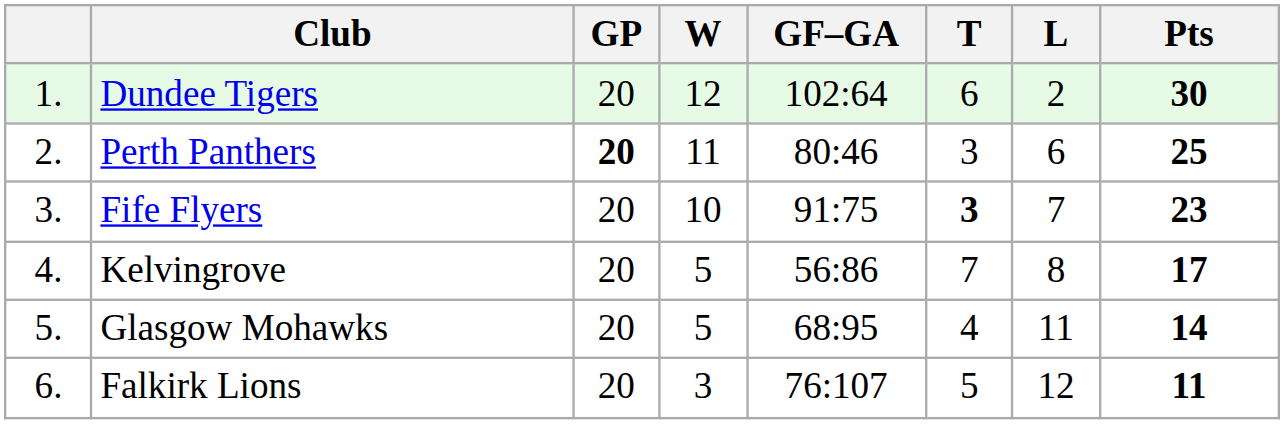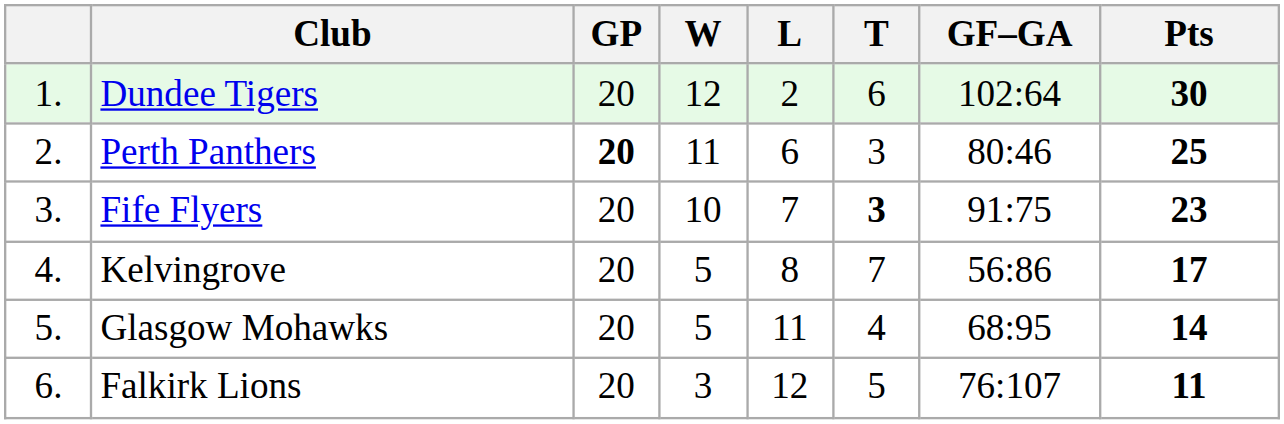columns swapped: (1056, 33) <-> (836, 33)
